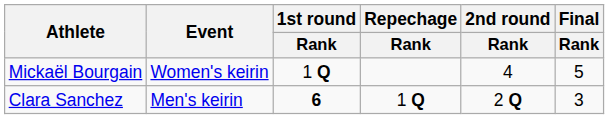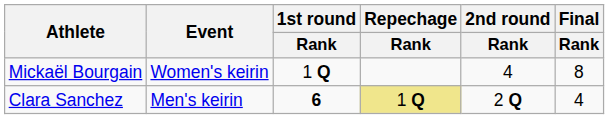(579, 72) 5 -> (579, 72) 8
(411, 100) no background -> (411, 100) khaki background
(579, 100) 3 -> (579, 100) 4
